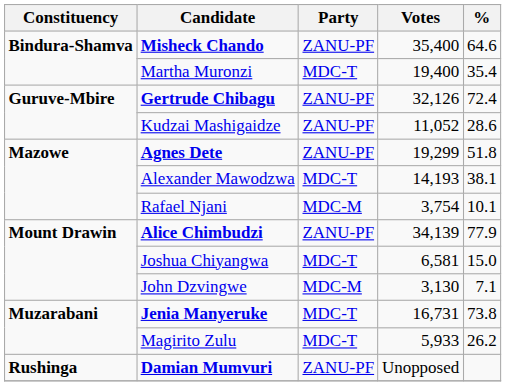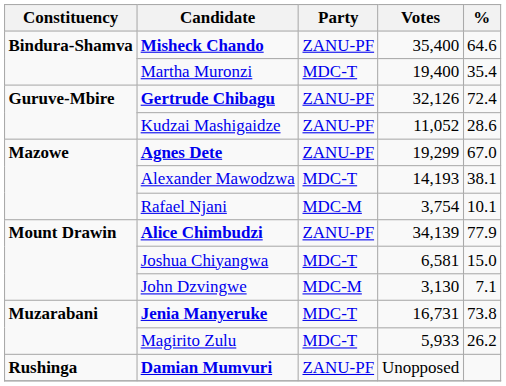(482, 152) 51.8 -> (482, 152) 67.0
